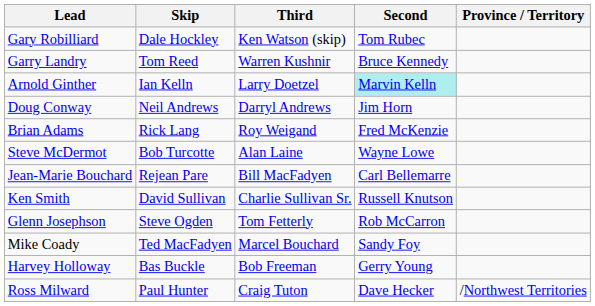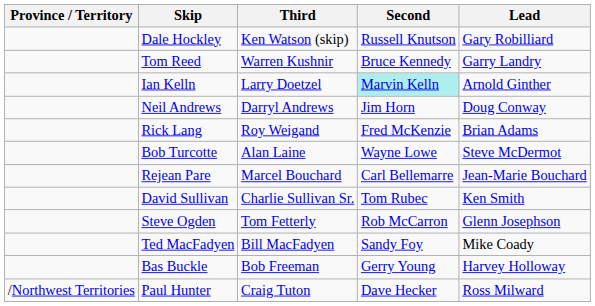columns swapped: (523, 15) <-> (70, 15)
(391, 38) Tom Rubec -> (408, 38) Russell Knutson
(285, 175) Bill MacFadyen -> (291, 175) Marcel Bouchard
(406, 198) Russell Knutson -> (394, 198) Tom Rubec
(289, 244) Marcel Bouchard -> (288, 244) Bill MacFadyen
